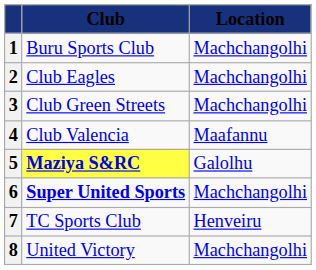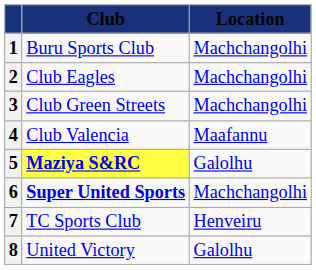(250, 250) Machchangolhi -> (223, 250) Galolhu
